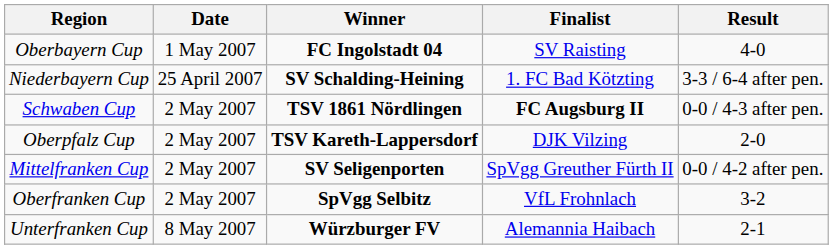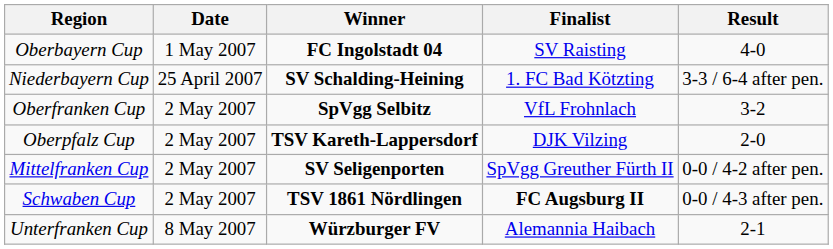rows swapped: (79, 109) <-> (79, 199)
